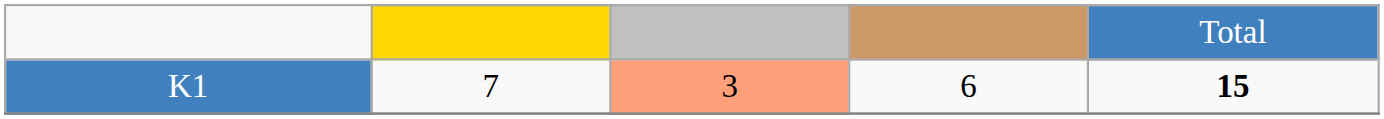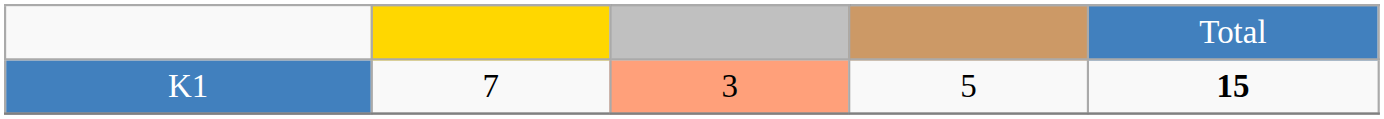(969, 86) 6 -> (969, 86) 5
